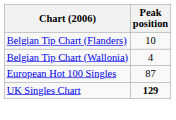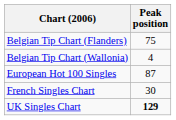(151, 40) 10 -> (151, 40) 75
+ row: (51, 90)
